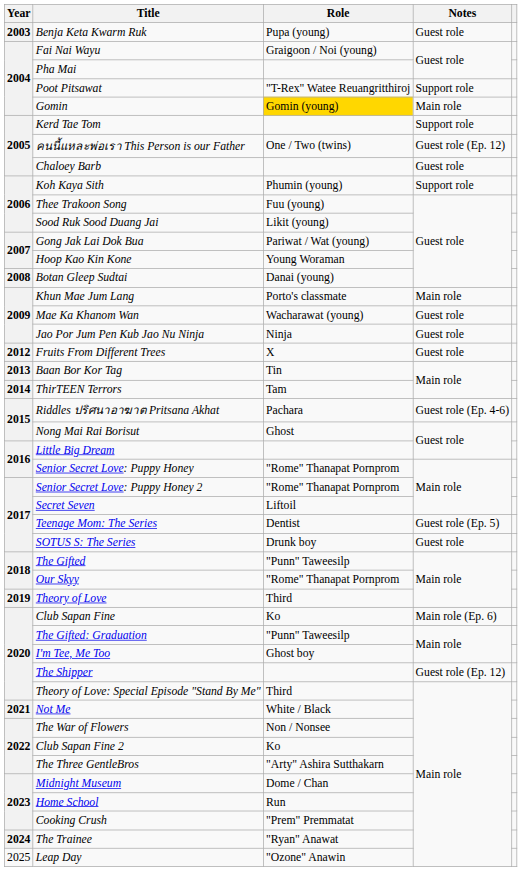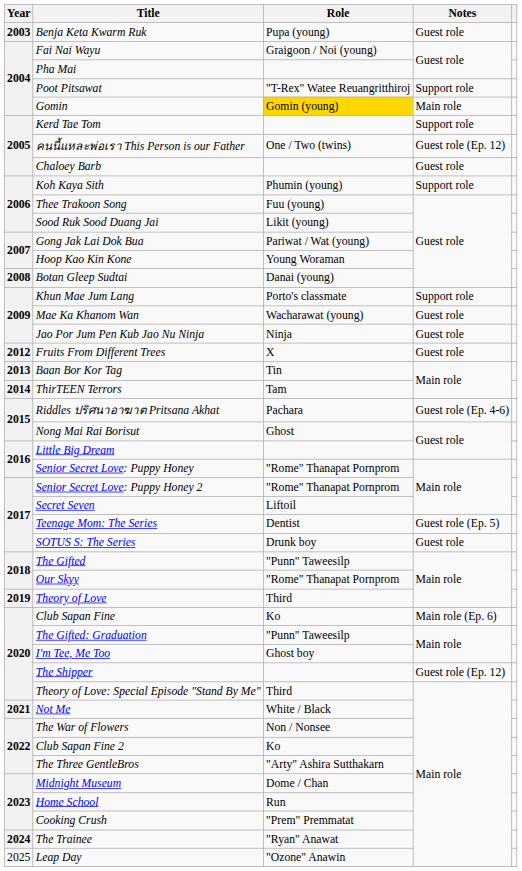(438, 296) Main role -> (445, 296) Support role
